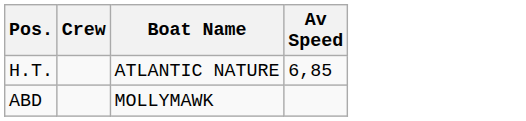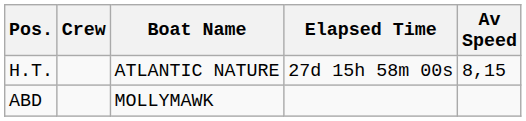+ column: (371, 30)
(310, 71) 6,85 -> (484, 71) 8,15
